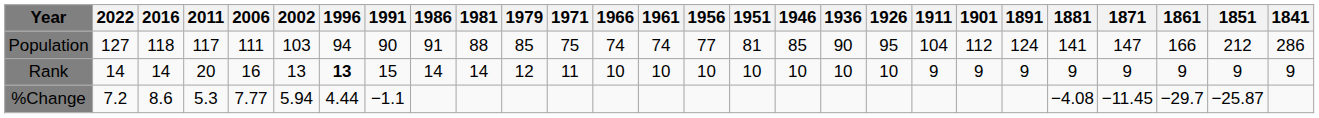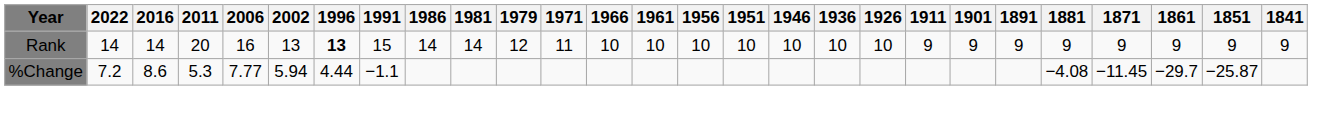- row: (49, 44)
